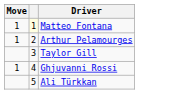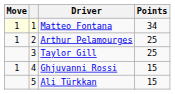+ column: (152, 12)
(17, 26) no background -> (17, 26) lightyellow background
